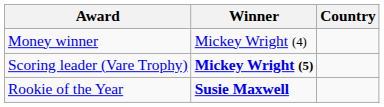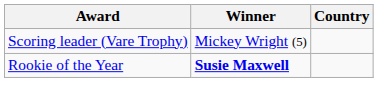- row: (53, 41)
(254, 65) bold -> (251, 41) normal
